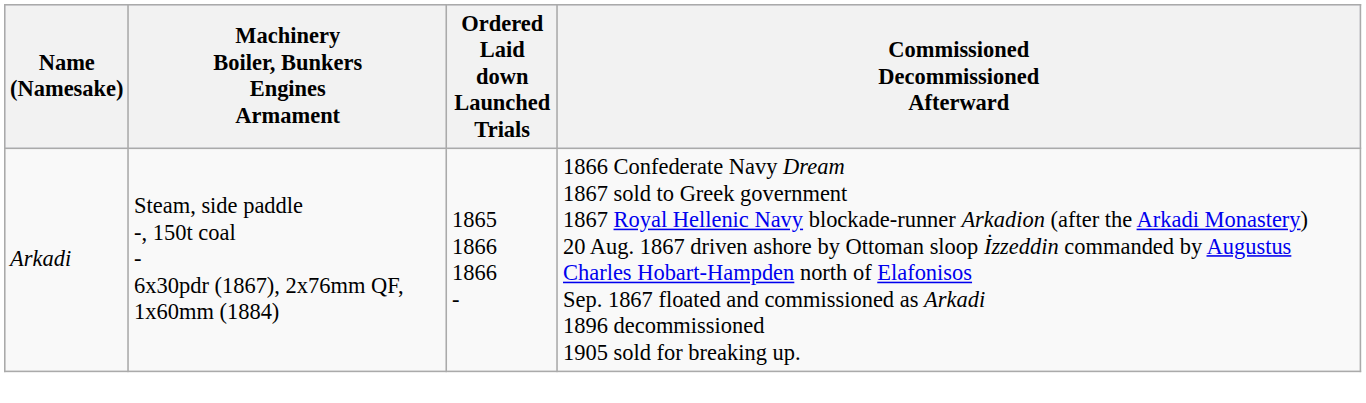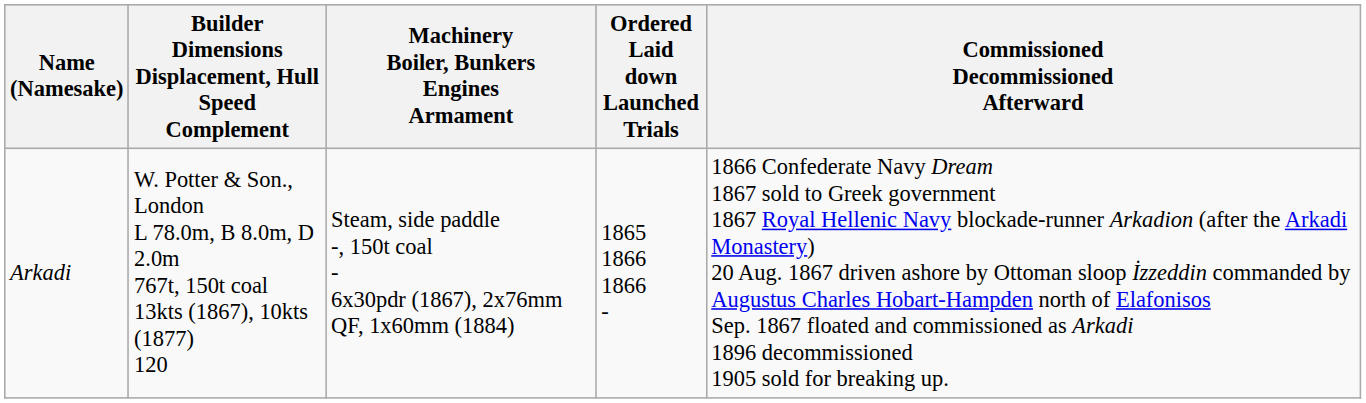+ column: (227, 76)
